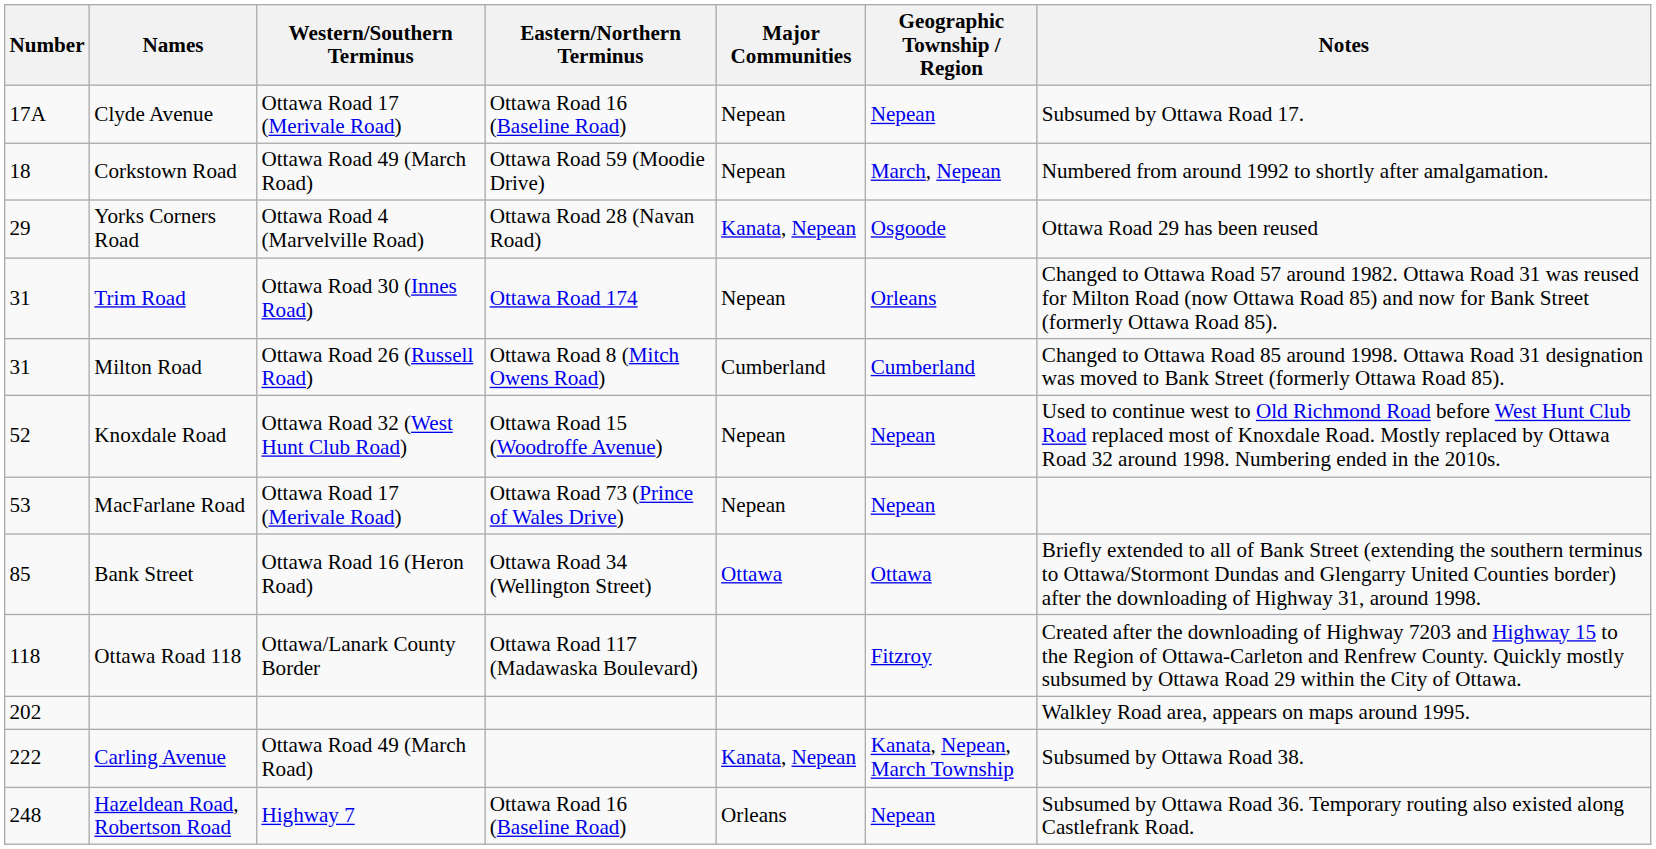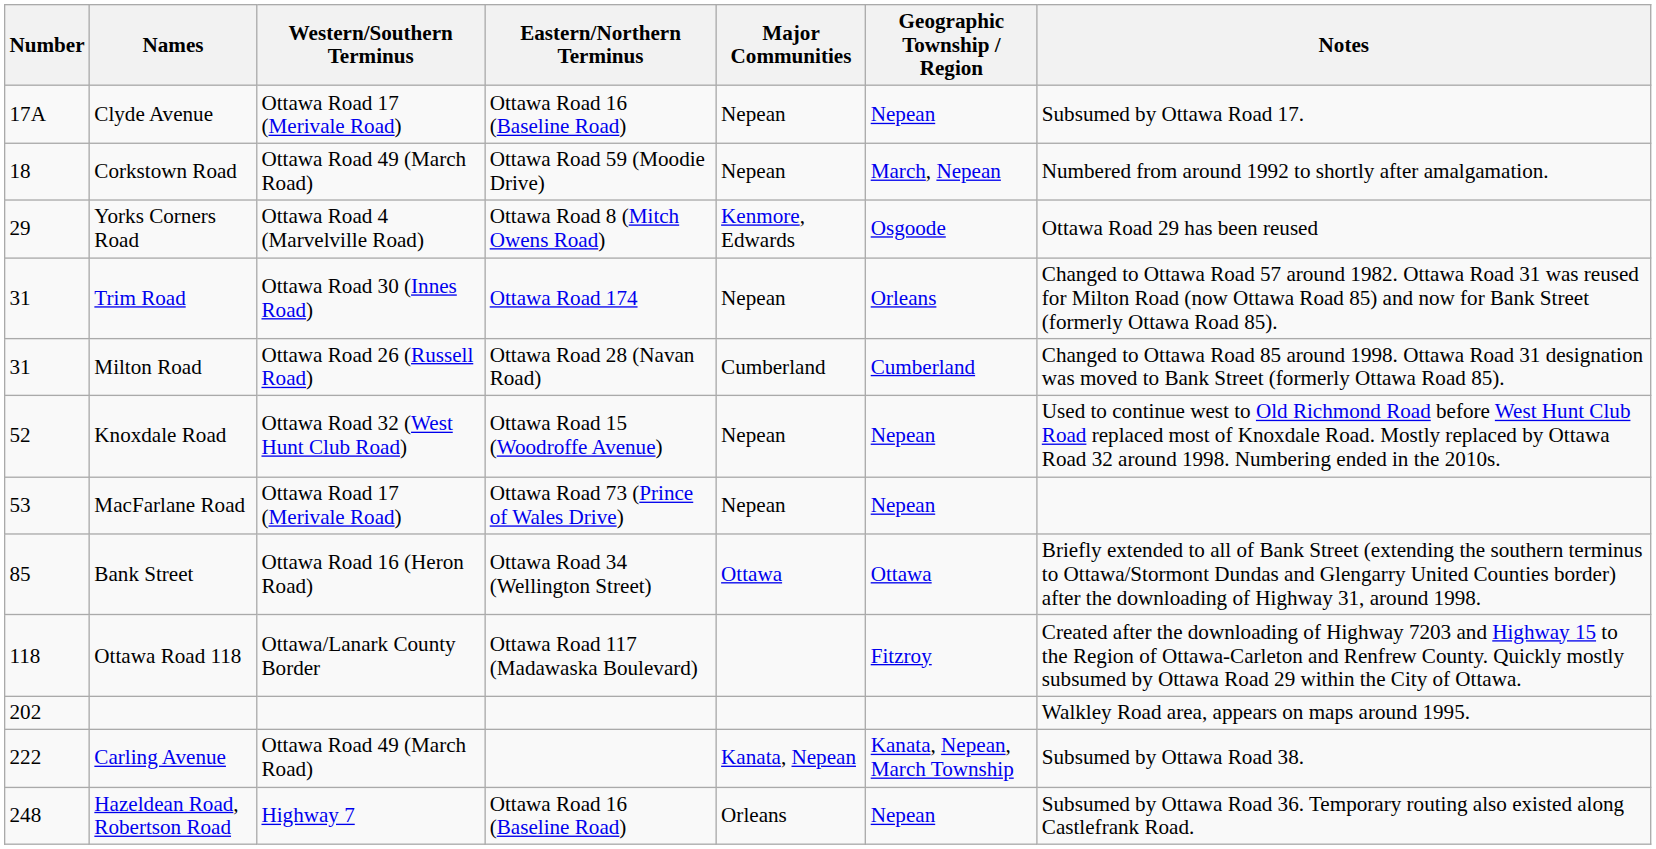(592, 228) Ottawa Road 28 (Navan Road) -> (584, 228) Ottawa Road 8 (Mitch Owens Road)
(789, 228) Kanata, Nepean -> (763, 228) Kenmore, Edwards
(584, 366) Ottawa Road 8 (Mitch Owens Road) -> (592, 366) Ottawa Road 28 (Navan Road)
